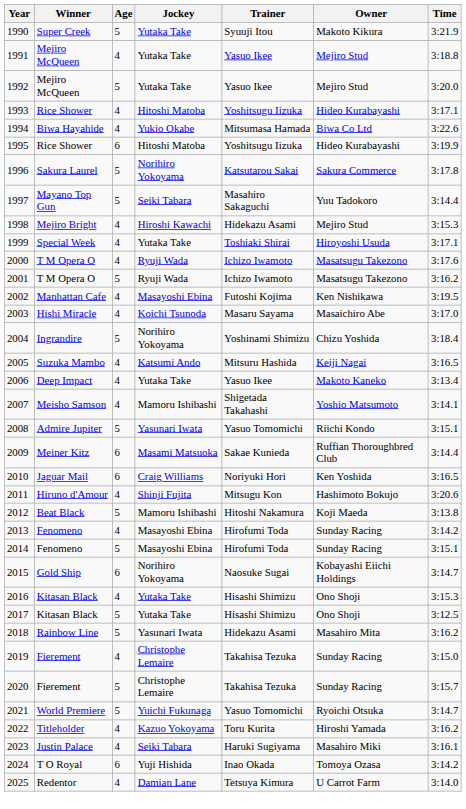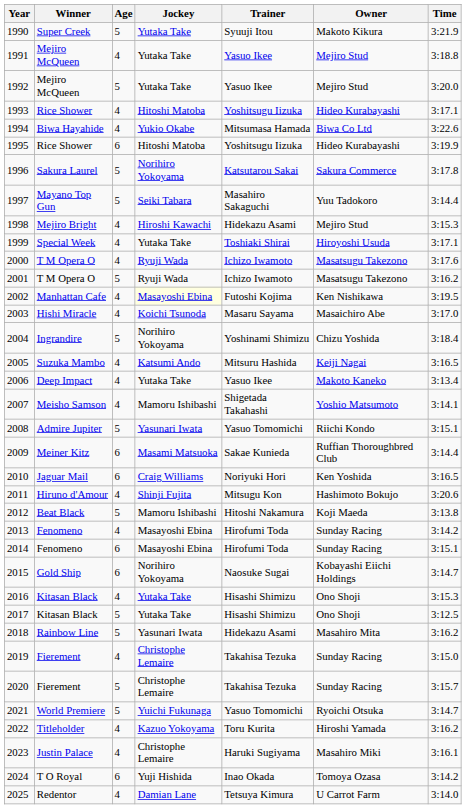(175, 296) no background -> (175, 296) lightyellow background
(117, 548) 5 -> (117, 548) 6
(165, 746) Seiki Tabara -> (161, 753) Christophe Lemaire
